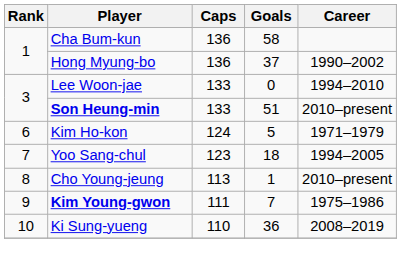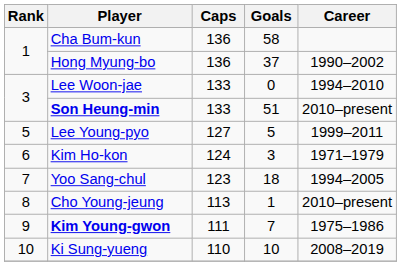+ row: (100, 132)
(271, 132) 5 -> (271, 156) 3
(271, 226) 36 -> (271, 249) 10
